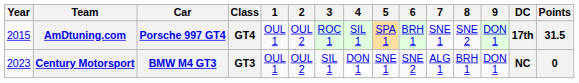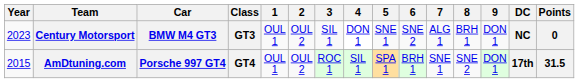rows swapped: (85, 35) <-> (85, 63)
